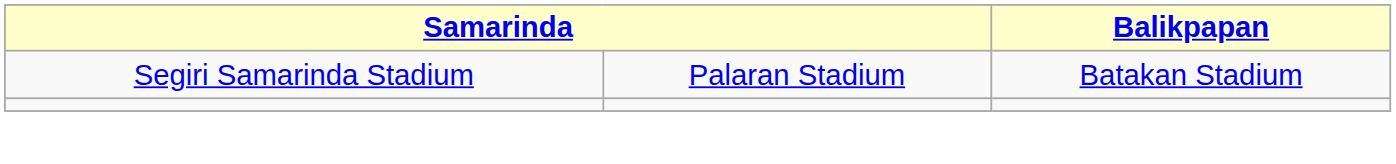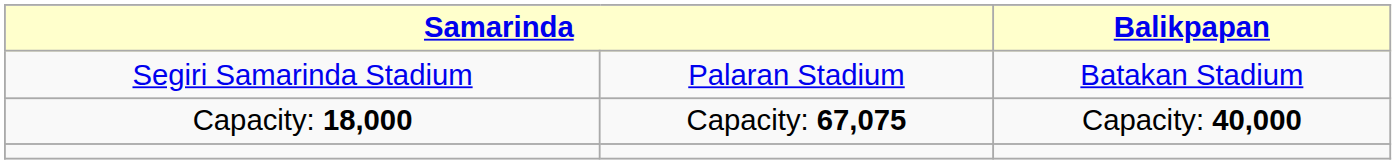+ row: (303, 120)
